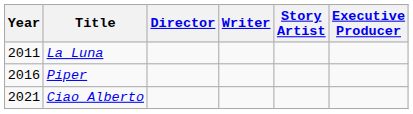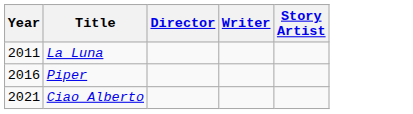- column: (369, 23)
